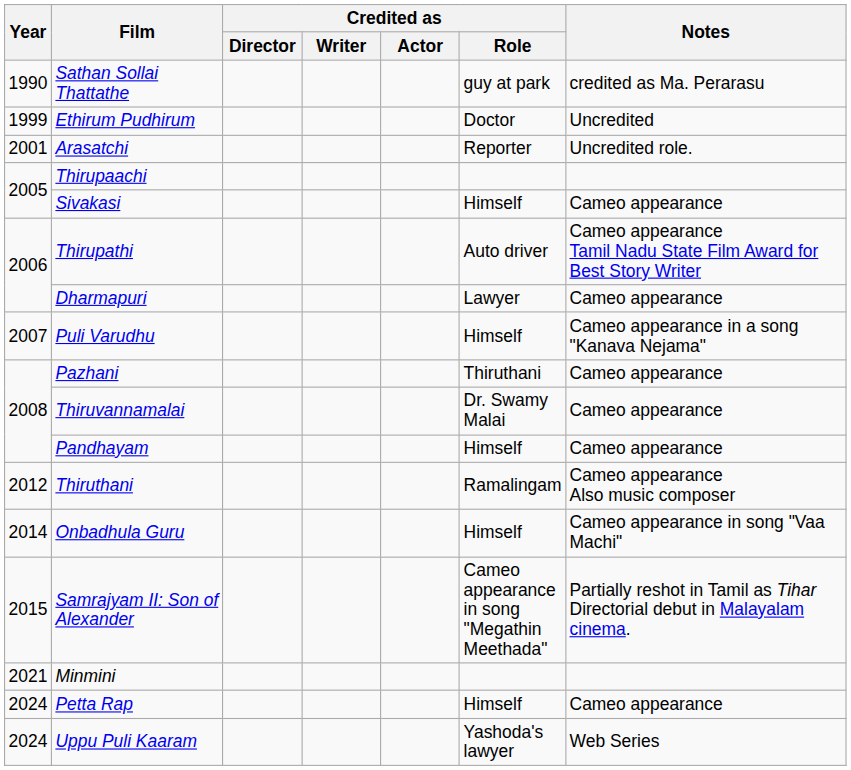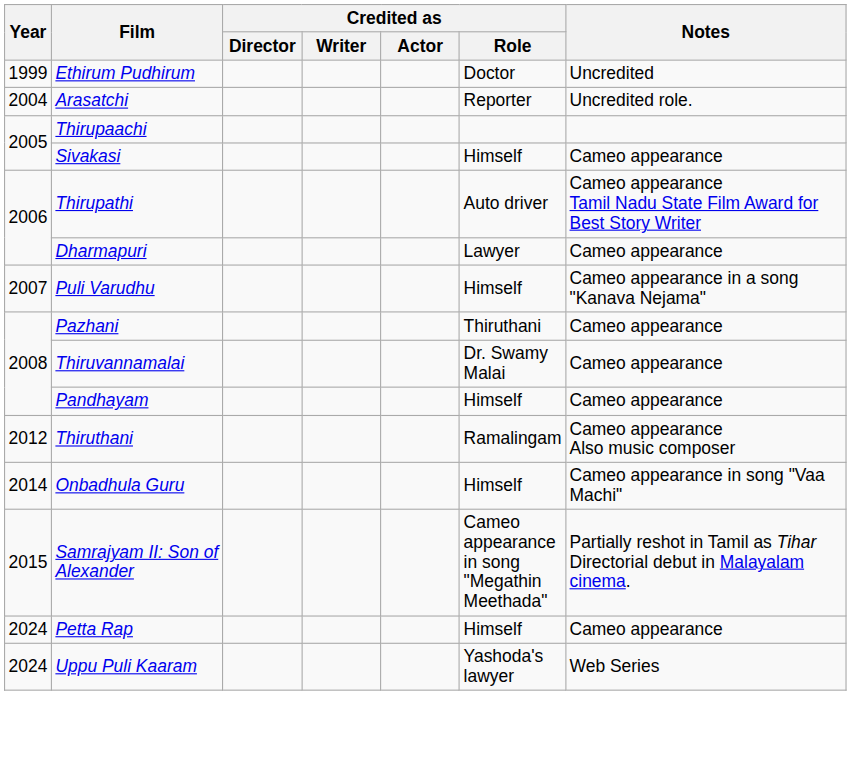- row: (107, 83)
(28, 148) 2001 -> (28, 101) 2004
- row: (85, 676)
